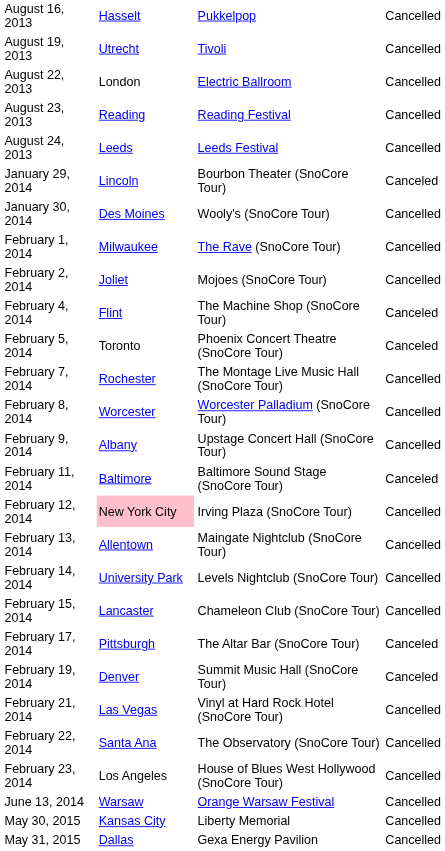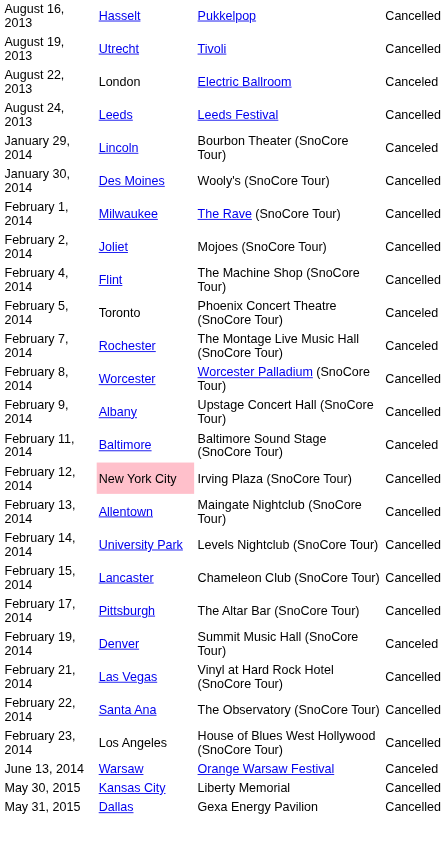(413, 81) Cancelled -> (412, 81) Canceled
- row: (34, 115)
(412, 313) Canceled -> (413, 280) Cancelled
(413, 379) Cancelled -> (412, 346) Canceled
(412, 644) Canceled -> (413, 610) Cancelled
(413, 802) Cancelled -> (412, 769) Canceled
